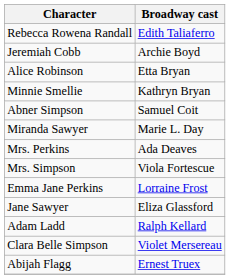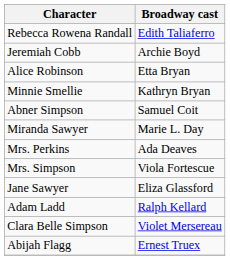- row: (55, 187)
